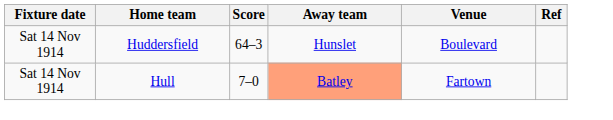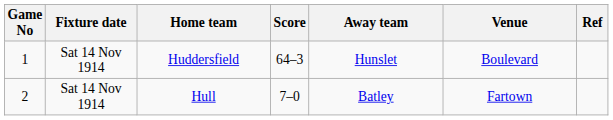+ column: (25, 22)
(335, 81) lightsalmon background -> (376, 96) no background
